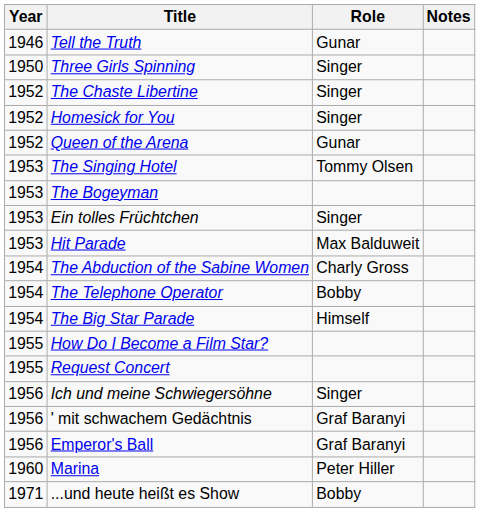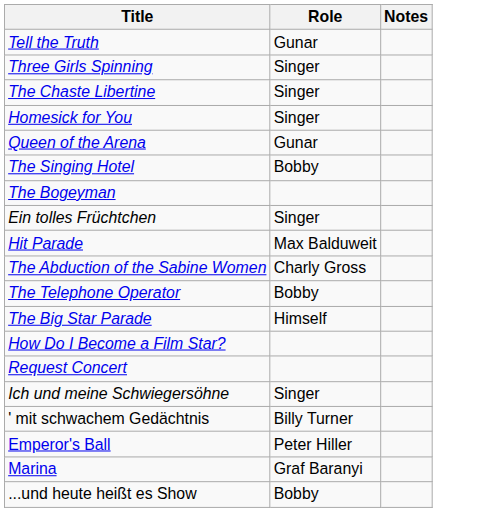- column: (26, 17)
(365, 167) Tommy Olsen -> (296, 167) Bobby
(361, 419) Graf Baranyi -> (313, 419) Billy Turner
(361, 444) Graf Baranyi -> (313, 444) Peter Hiller
(355, 469) Peter Hiller -> (318, 469) Graf Baranyi
